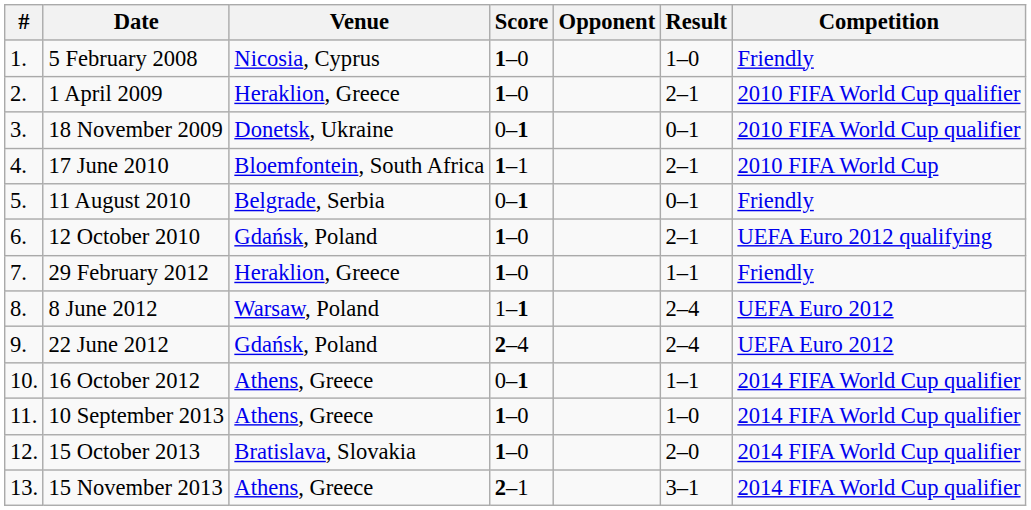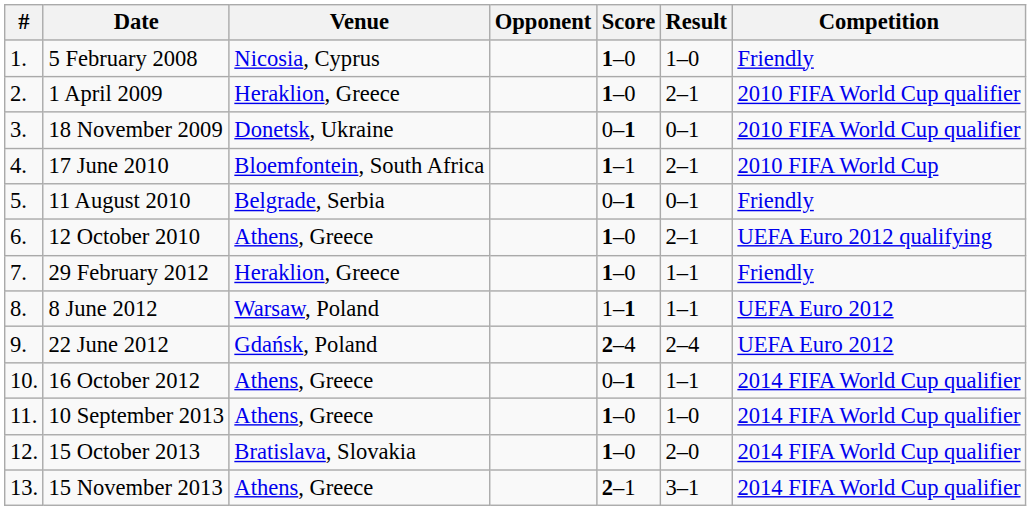columns swapped: (607, 22) <-> (521, 22)
(306, 237) Gdańsk, Poland -> (304, 237) Athens, Greece
(682, 308) 2–4 -> (682, 308) 1–1
